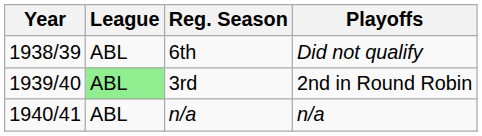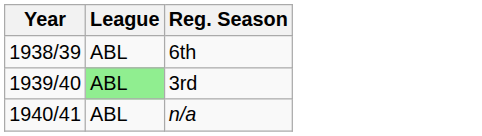- column: (385, 20)
